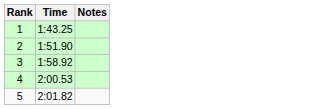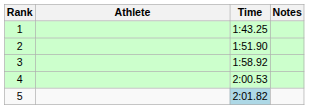+ column: (132, 12)
(55, 96) no background -> (250, 96) lightblue background
